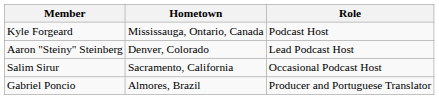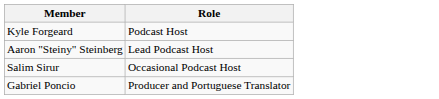- column: (196, 13)
